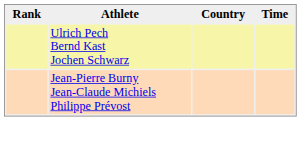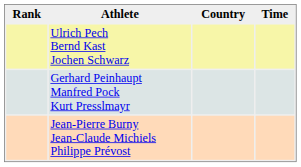+ row: (96, 92)
